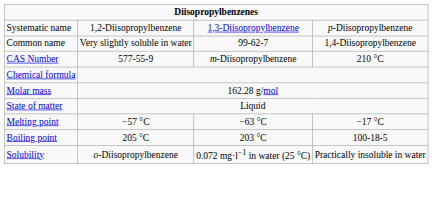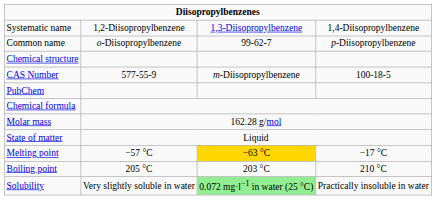(370, 28) p-Diisopropylbenzene -> (373, 28) 1,4-Diisopropylbenzene
(136, 44) Very slightly soluble in water -> (139, 44) o-Diisopropylbenzene
(370, 44) 1,4-Diisopropylbenzene -> (373, 44) p-Diisopropylbenzene
+ row: (43, 59)
(370, 59) 210 °C -> (373, 75) 100-18-5
+ row: (25, 91)
(253, 122) no background -> (256, 153) gold background
(370, 138) 100-18-5 -> (373, 169) 210 °C
(136, 155) o-Diisopropylbenzene -> (139, 186) Very slightly soluble in water
(253, 155) no background -> (256, 186) lightgreen background
